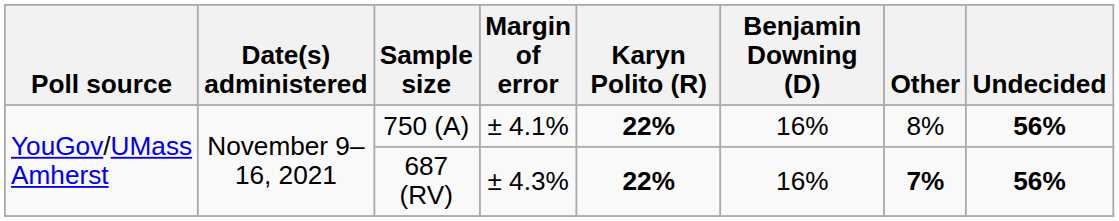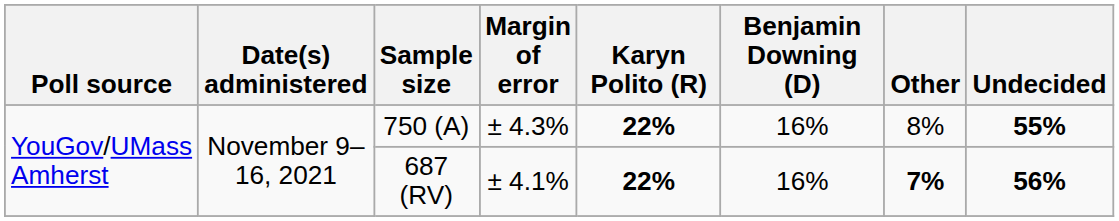(528, 126) ± 4.1% -> (528, 126) ± 4.3%
(1039, 126) 56% -> (1039, 126) 55%
(528, 182) ± 4.3% -> (528, 182) ± 4.1%
